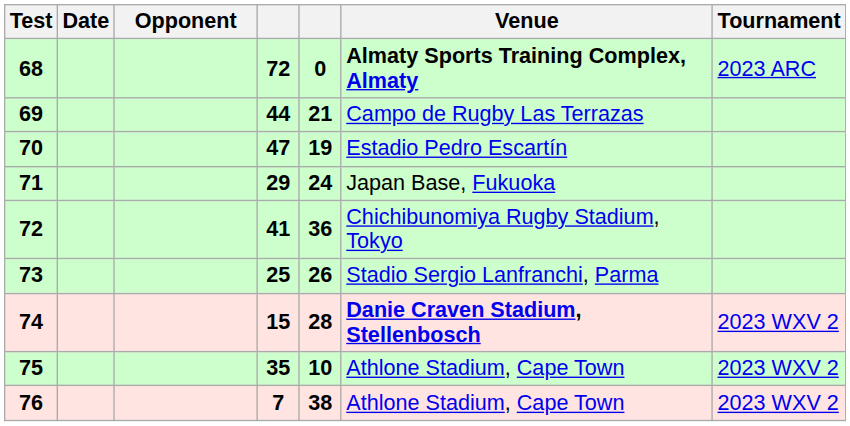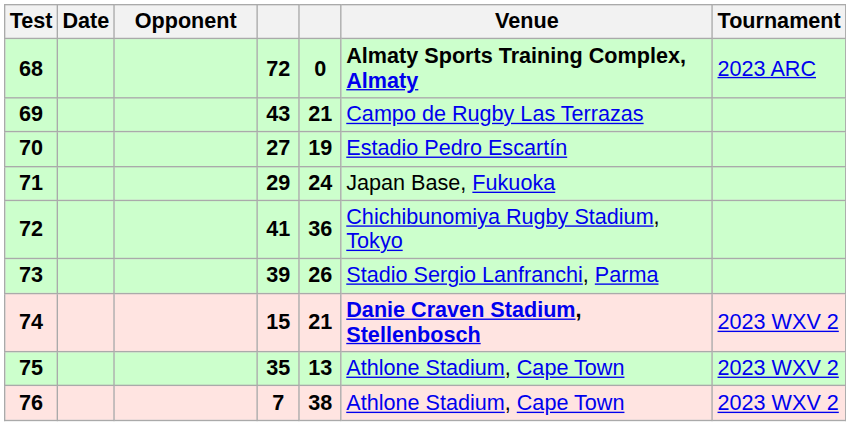(278, 114) 44 -> (278, 114) 43
(278, 148) 47 -> (278, 148) 27
(278, 275) 25 -> (278, 275) 39
(320, 322) 28 -> (320, 322) 21
(320, 368) 10 -> (320, 368) 13
